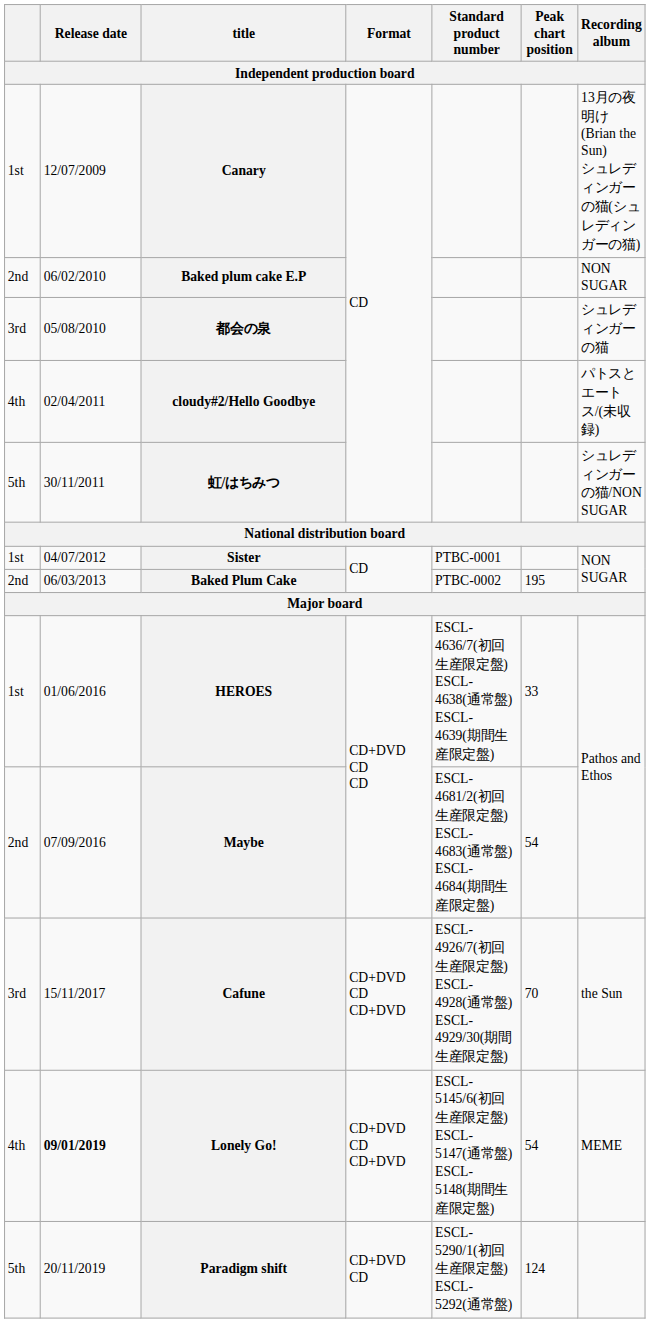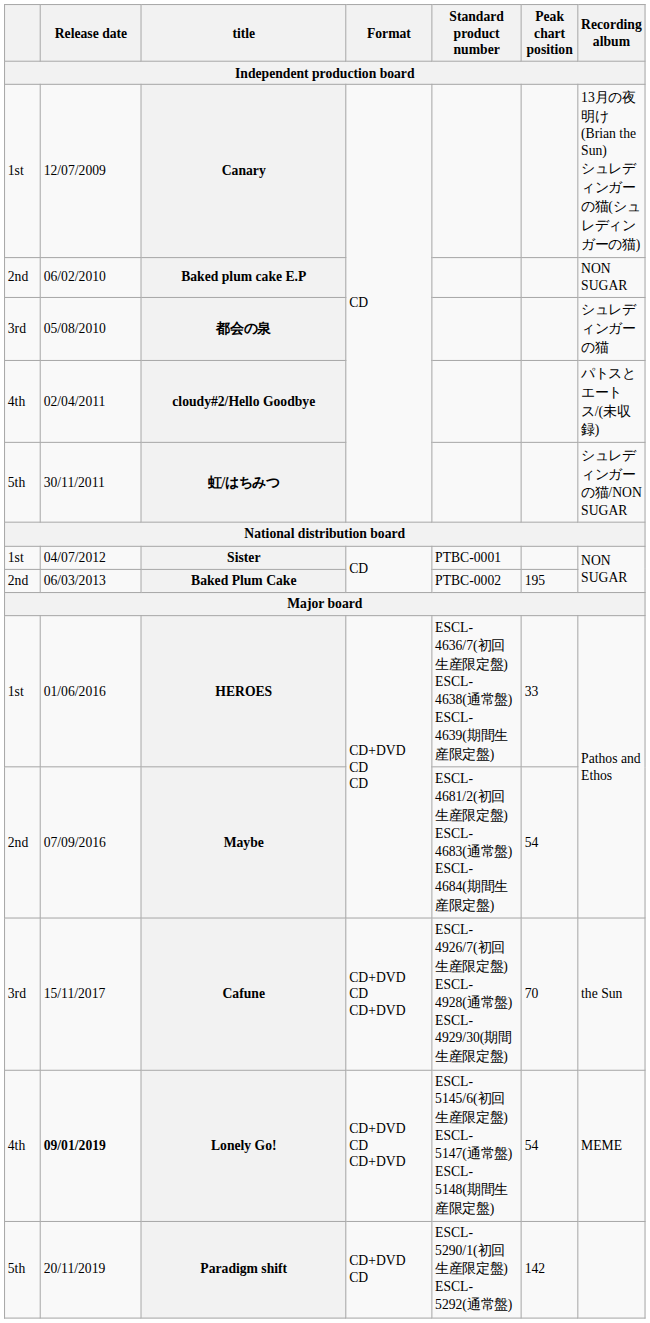(535, 1269) 124 -> (535, 1269) 142
